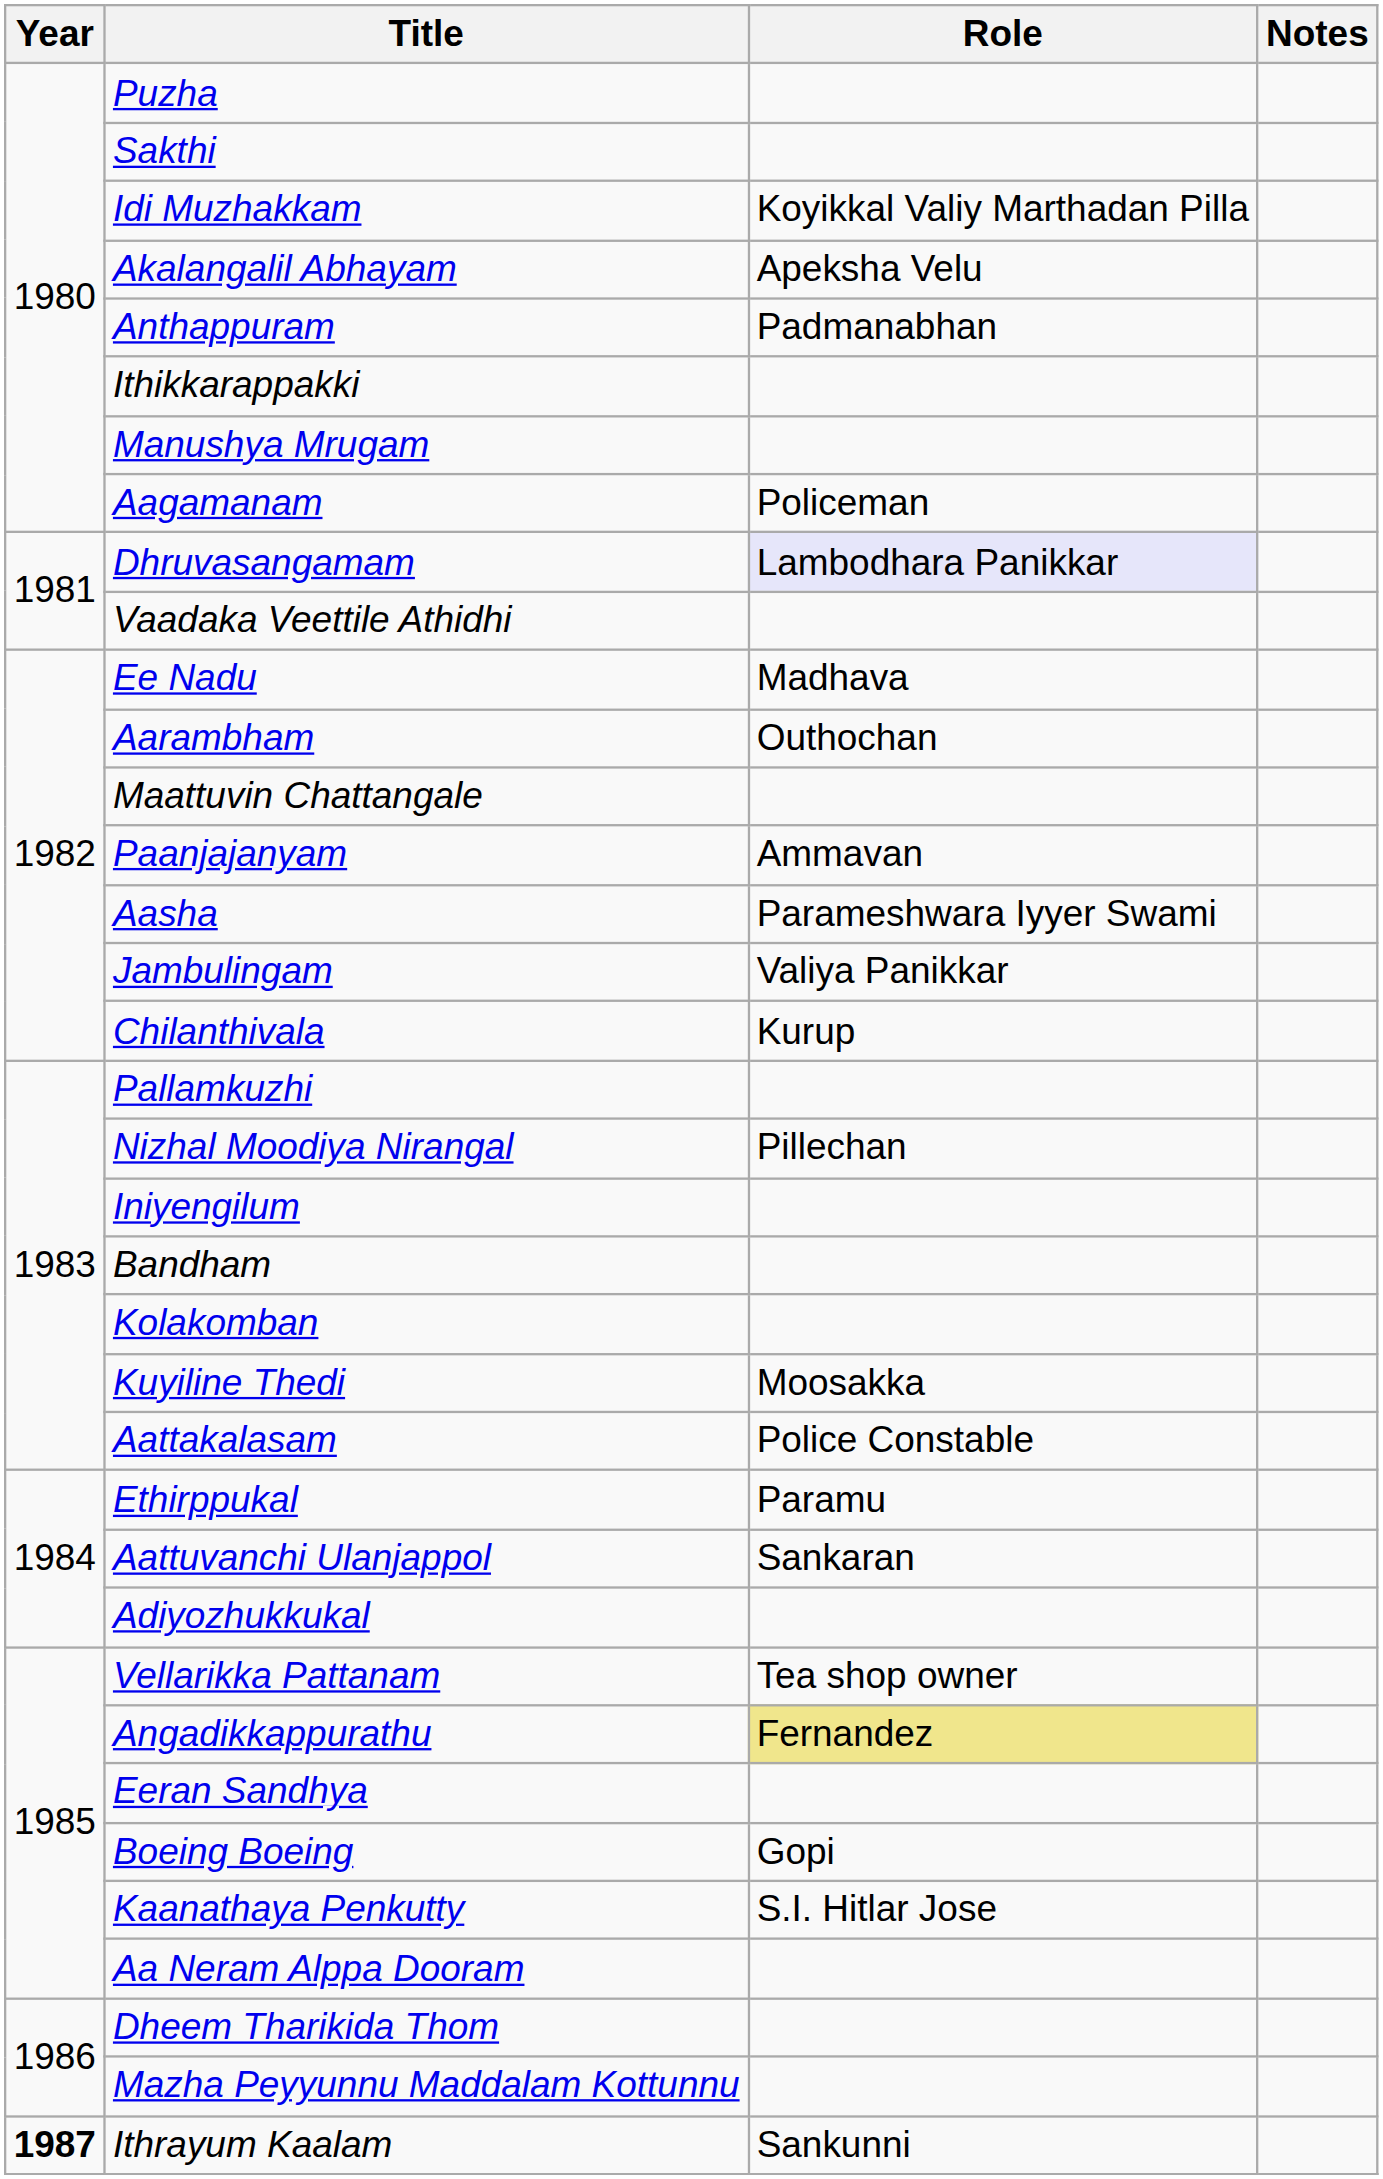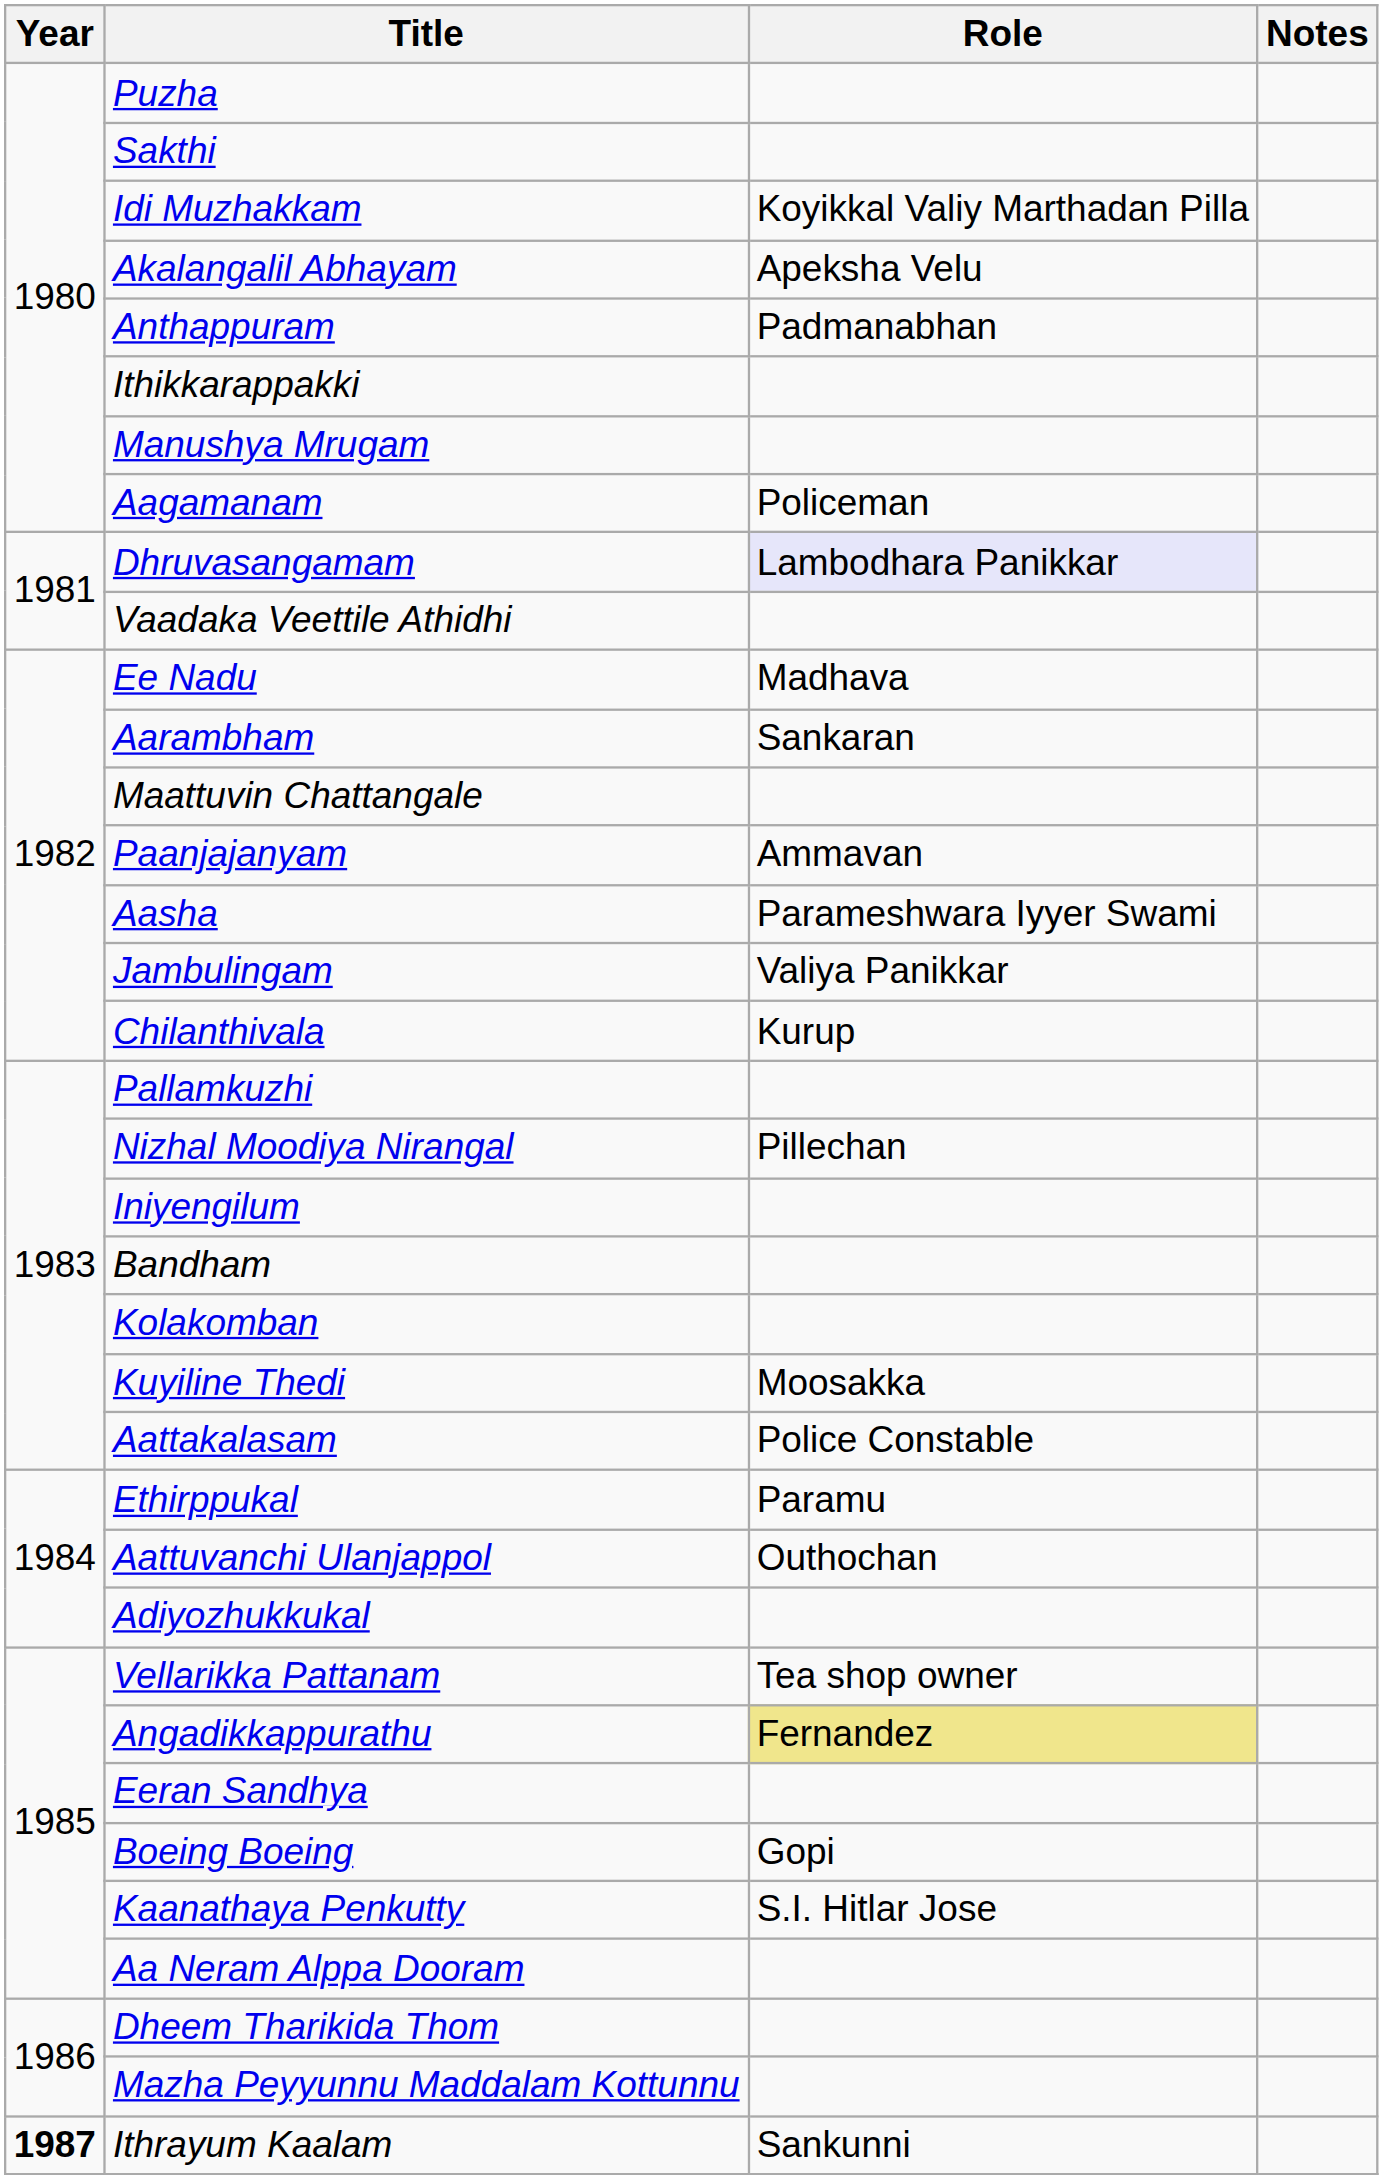(847, 737) Outhochan -> (836, 737) Sankaran
(836, 1557) Sankaran -> (847, 1557) Outhochan
